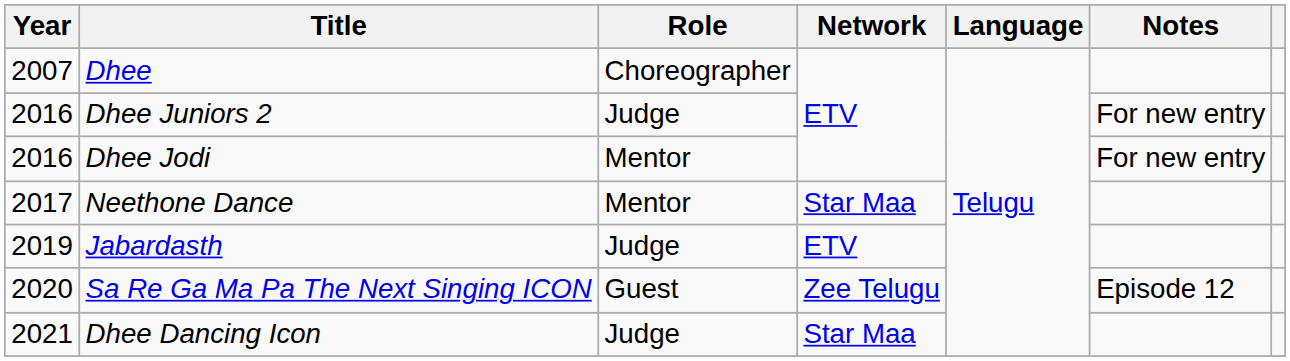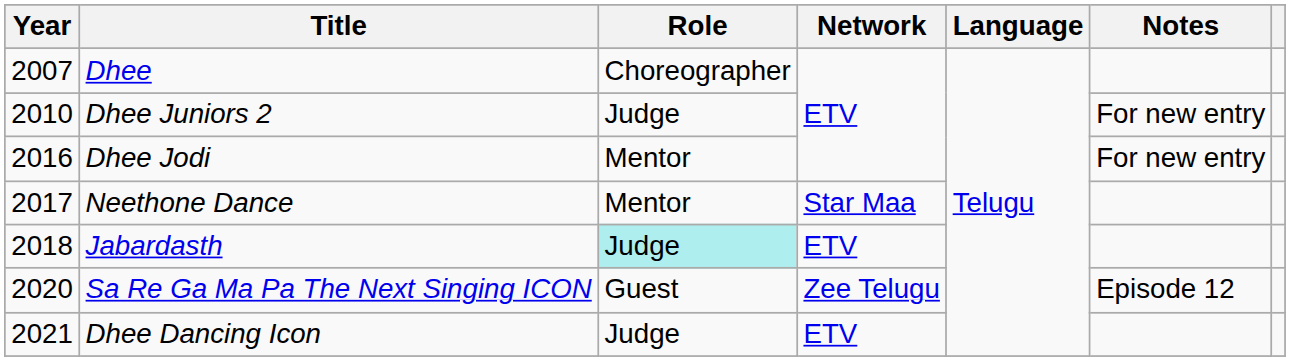(42, 114) 2016 -> (42, 114) 2010
(42, 245) 2019 -> (42, 245) 2018
(642, 245) no background -> (642, 245) paleturquoise background
(860, 333) Star Maa -> (830, 333) ETV
